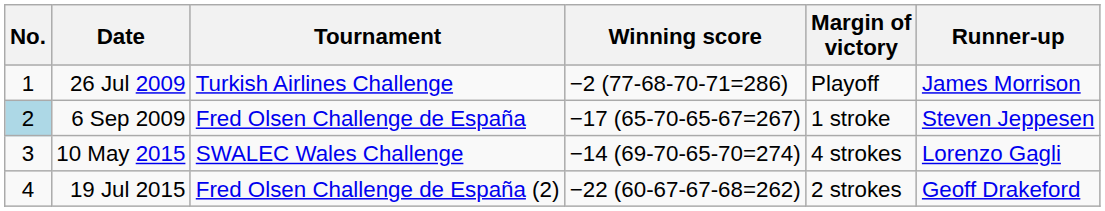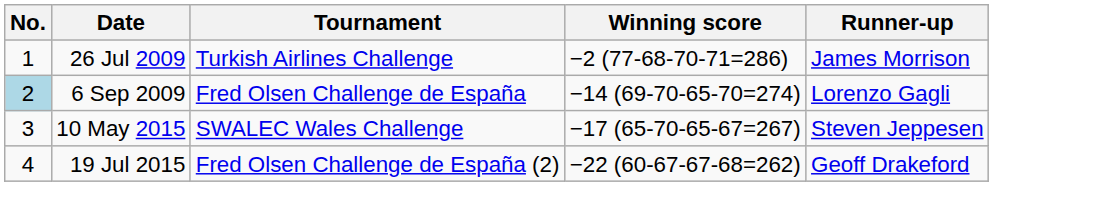- column: (861, 35)
(685, 118) −17 (65-70-65-67=267) -> (685, 93) −14 (69-70-65-70=274)
(1008, 118) Steven Jeppesen -> (881, 93) Lorenzo Gagli
(685, 154) −14 (69-70-65-70=274) -> (685, 129) −17 (65-70-65-67=267)
(991, 154) Lorenzo Gagli -> (897, 129) Steven Jeppesen
